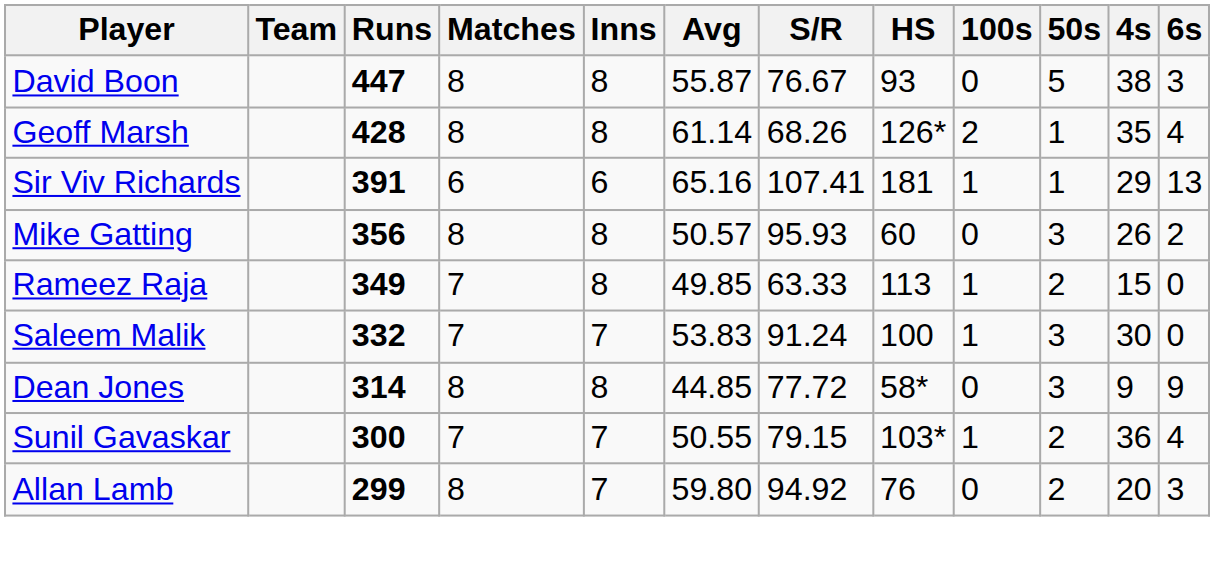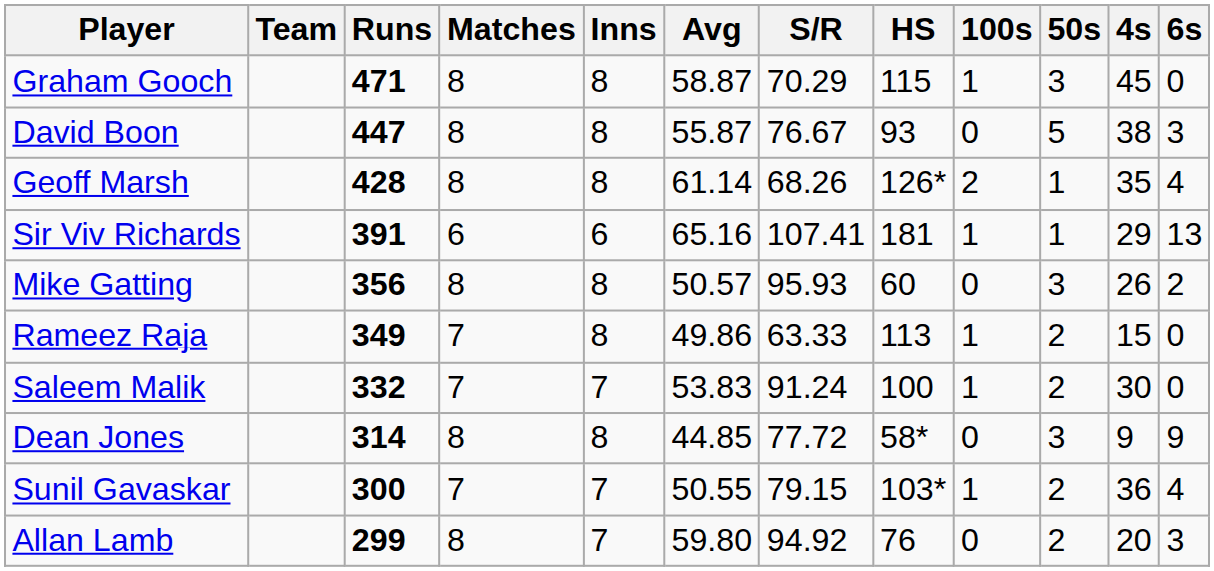+ row: (122, 81)
(712, 285) 49.85 -> (712, 336) 49.86
(1056, 336) 3 -> (1056, 387) 2
